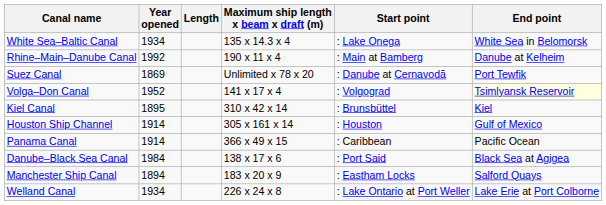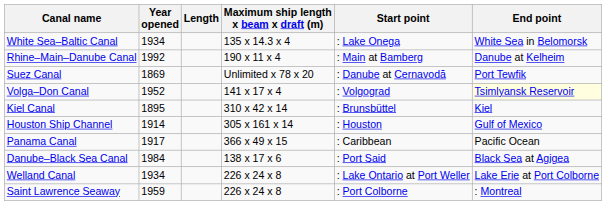(153, 141) 1914 -> (153, 141) 1917
- row: (62, 175)
+ row: (63, 192)
